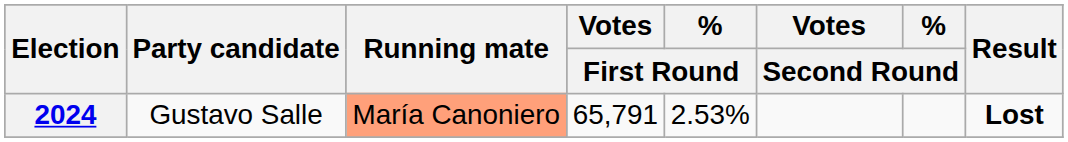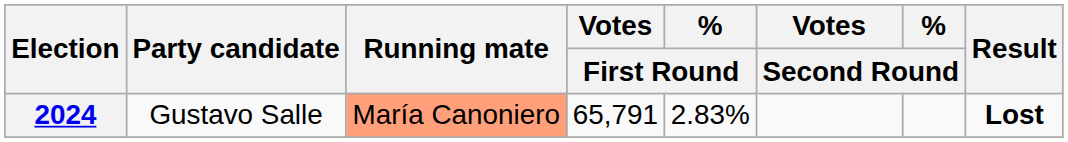(710, 114) 2.53% -> (710, 114) 2.83%
